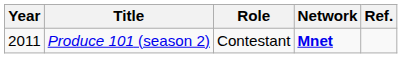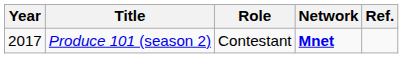(24, 40) 2011 -> (25, 40) 2017
